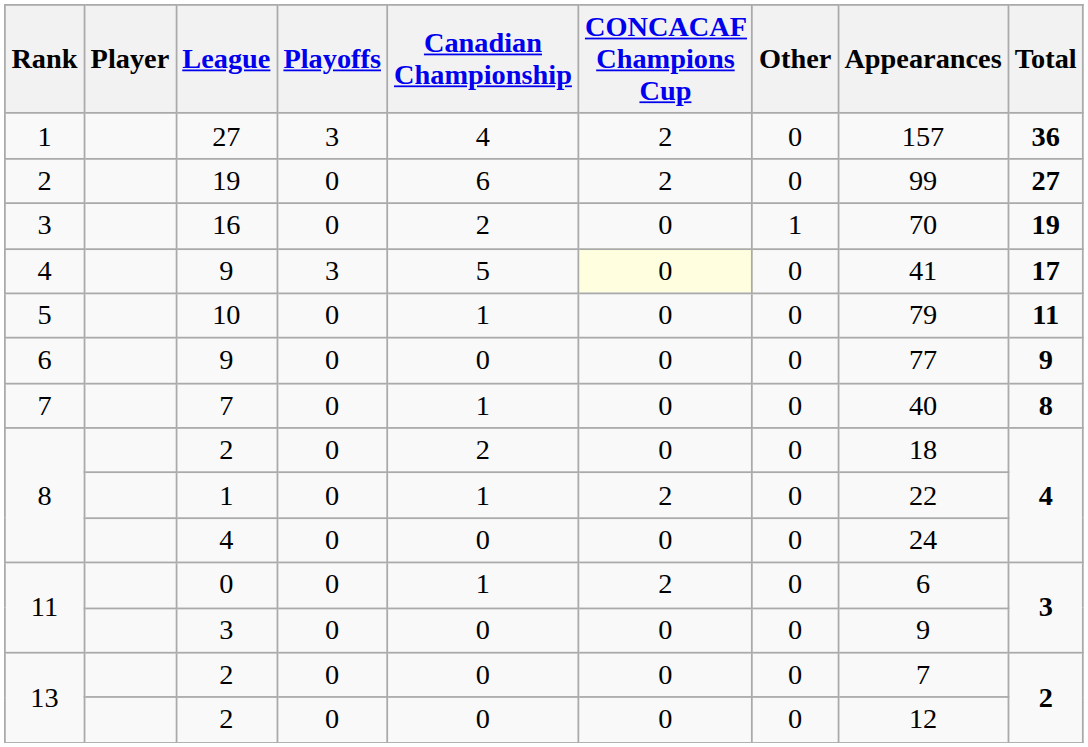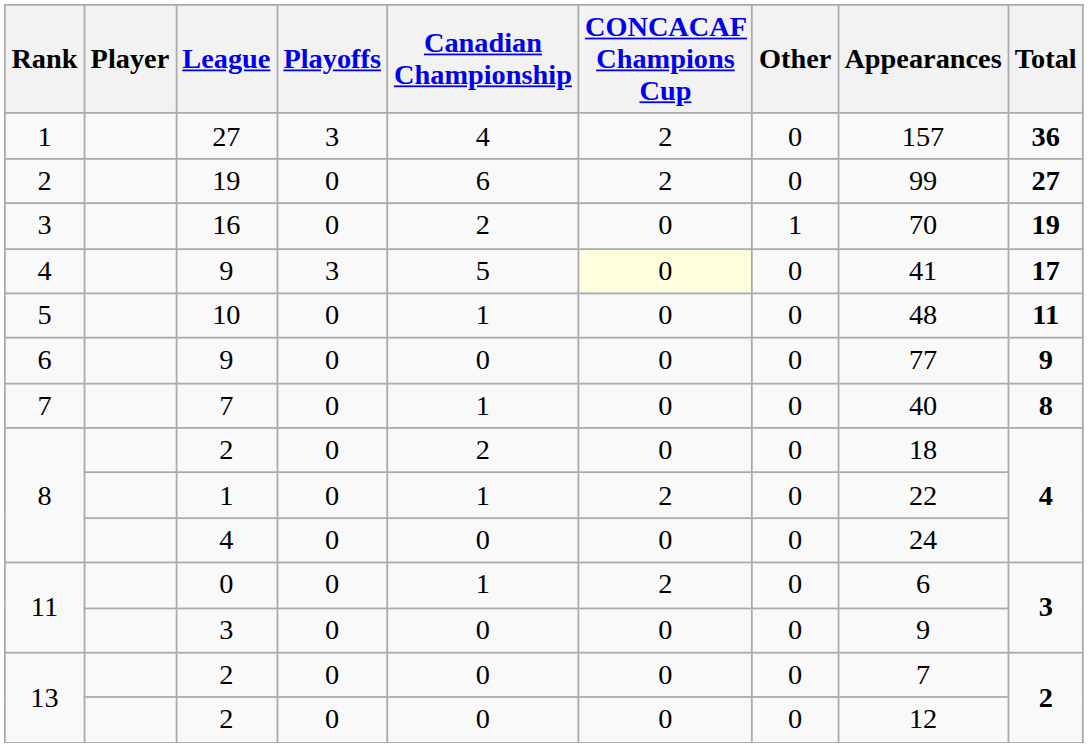(923, 315) 79 -> (923, 315) 48
